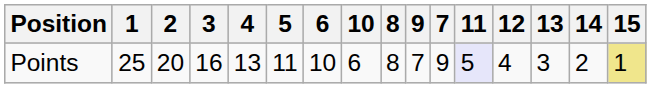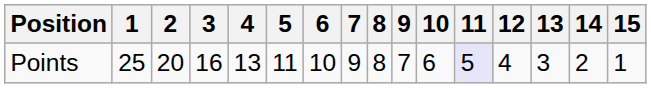columns swapped: (443, 23) <-> (361, 23)
(620, 62) khaki background -> (620, 62) no background
